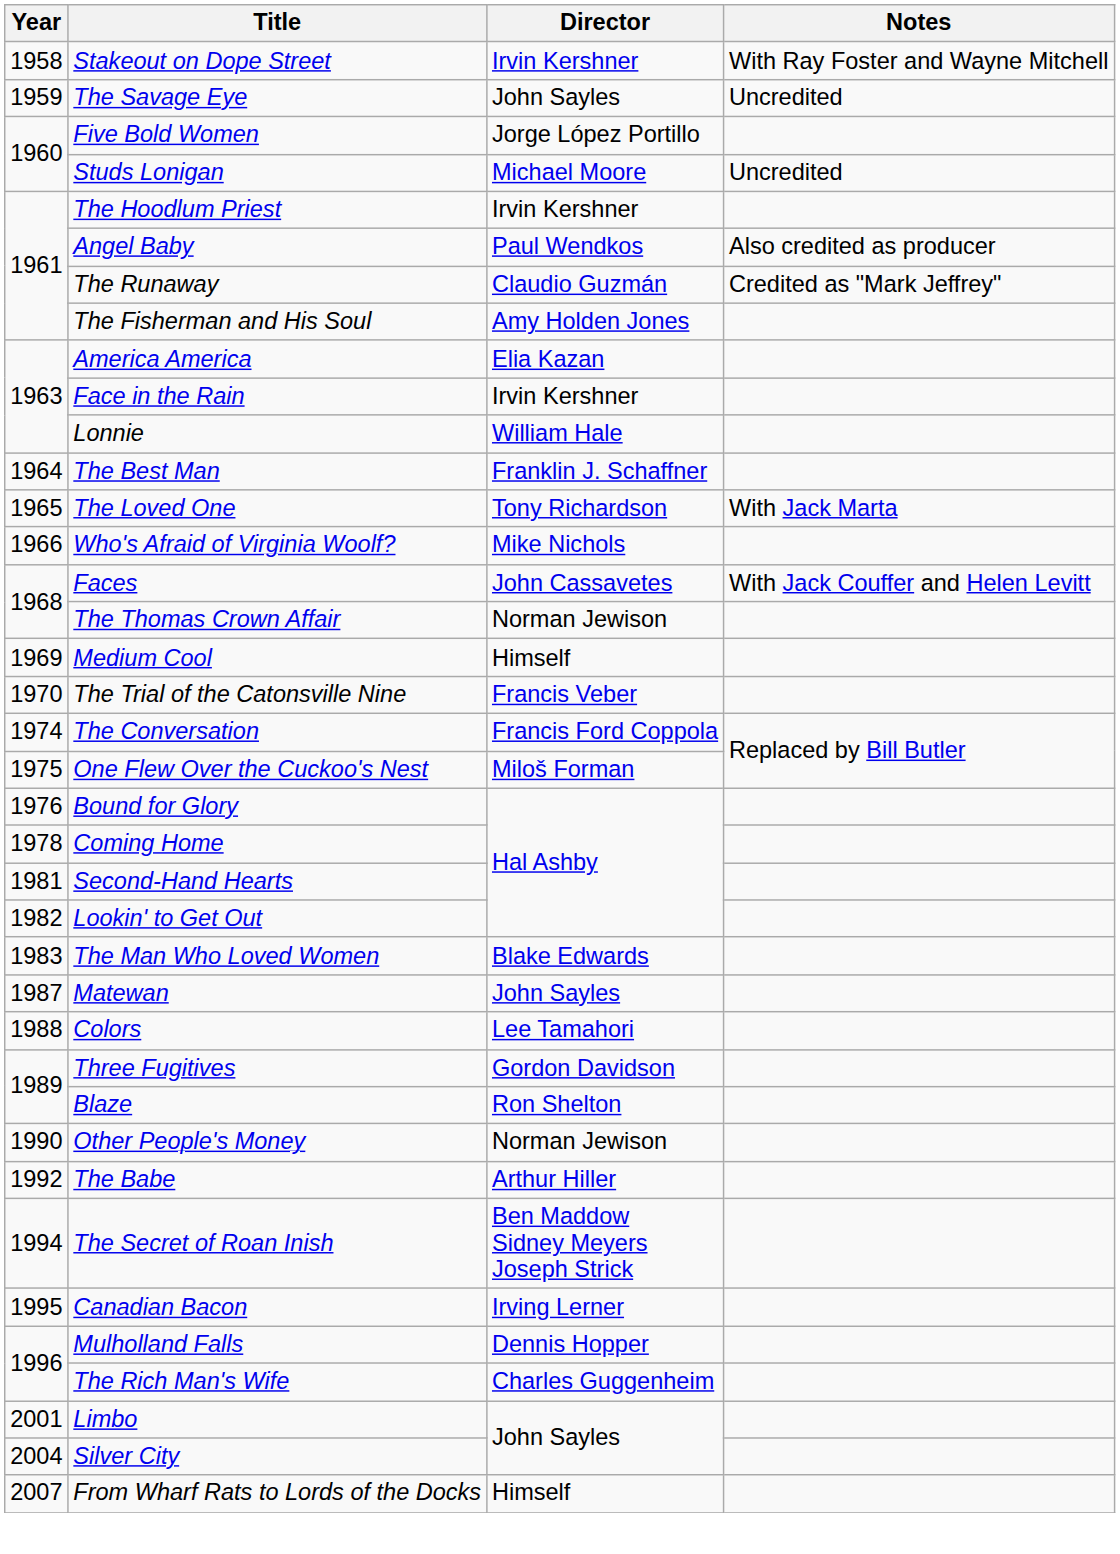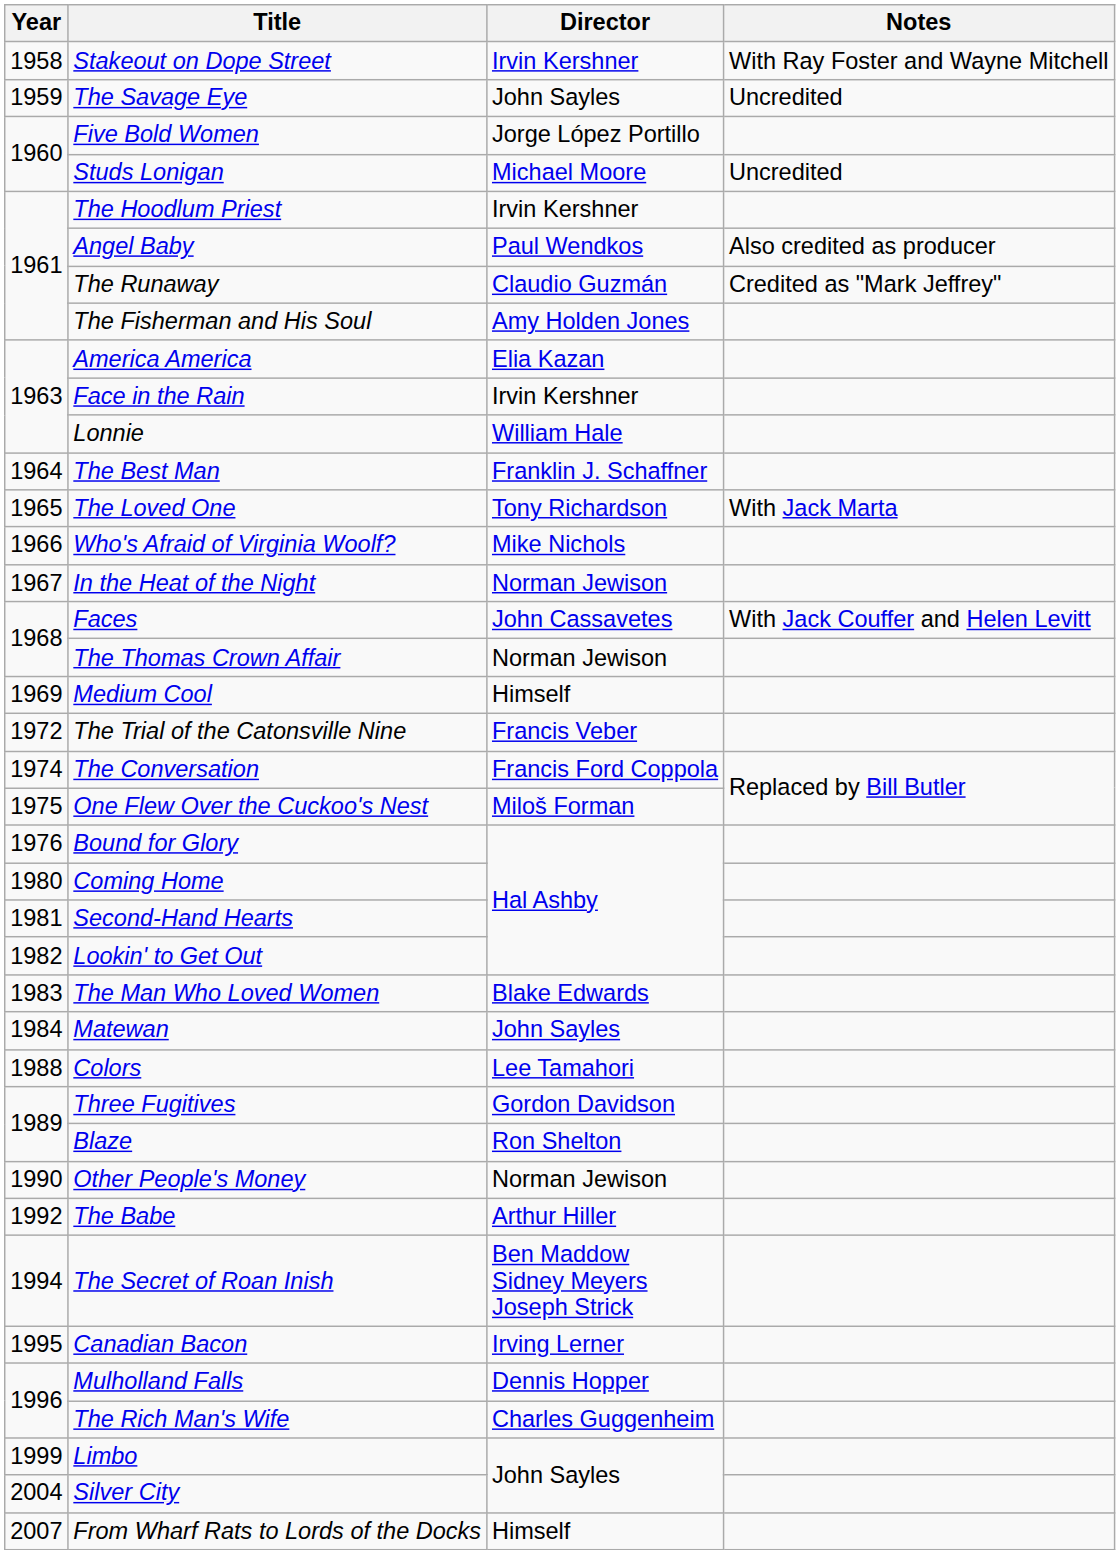+ row: (194, 582)
(36, 694) 1970 -> (36, 731) 1972
(36, 843) 1978 -> (36, 881) 1980
(36, 992) 1987 -> (36, 1030) 1984
(36, 1418) 2001 -> (36, 1456) 1999
